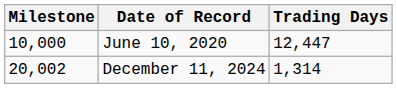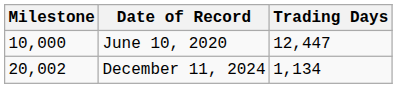(297, 70) 1,314 -> (297, 70) 1,134
